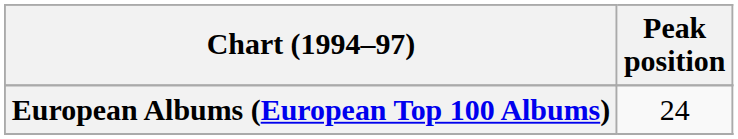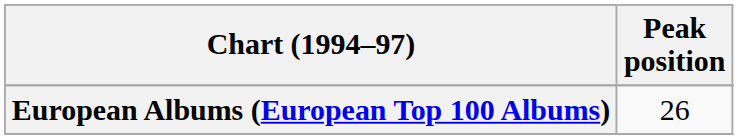(675, 109) 24 -> (675, 109) 26
